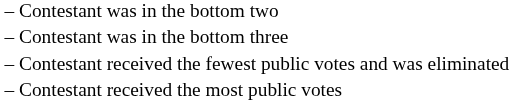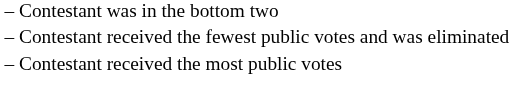- row: (154, 37)
